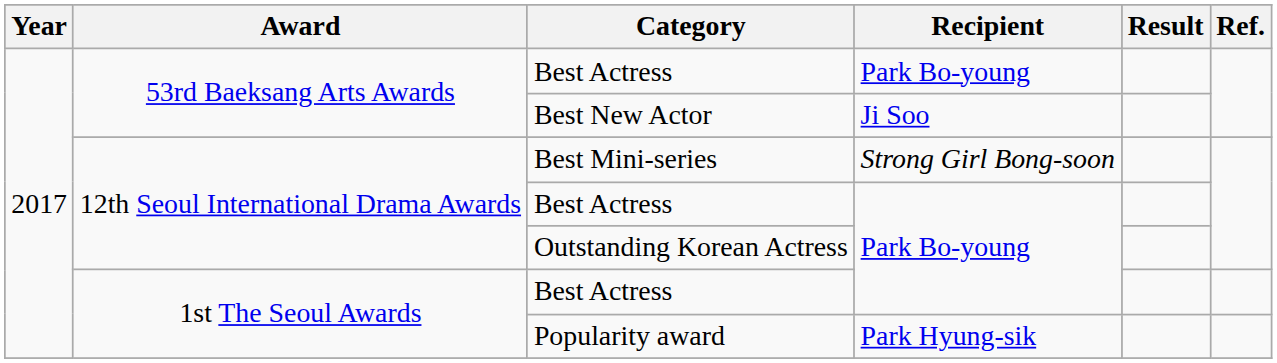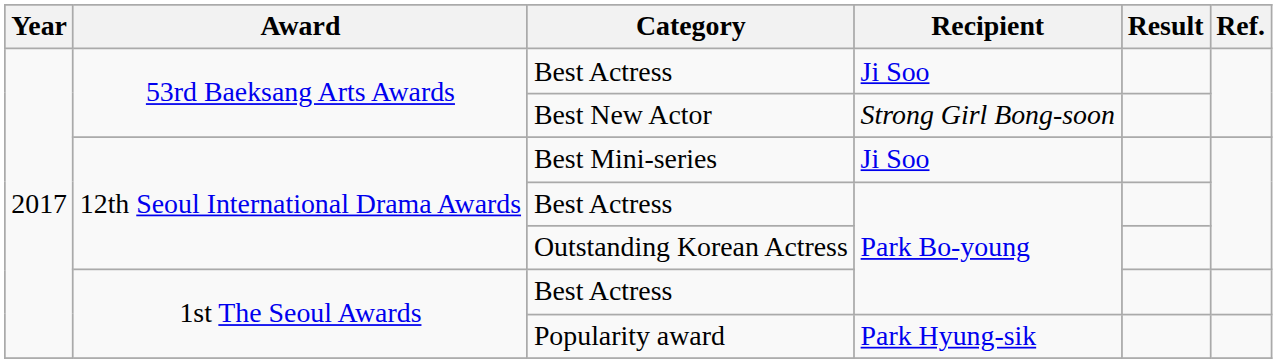(945, 70) Park Bo-young -> (895, 70) Ji Soo
(895, 114) Ji Soo -> (988, 114) Strong Girl Bong-soon
(988, 159) Strong Girl Bong-soon -> (895, 159) Ji Soo
